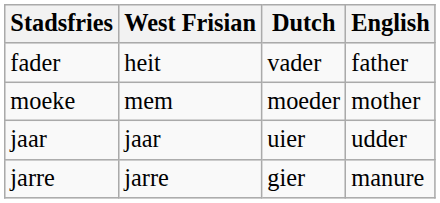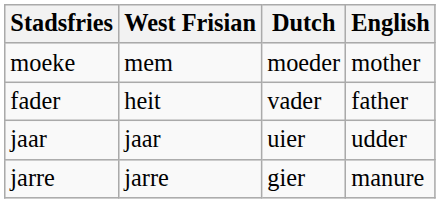rows swapped: (43, 100) <-> (35, 62)
